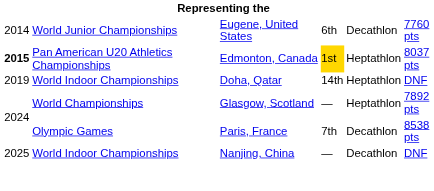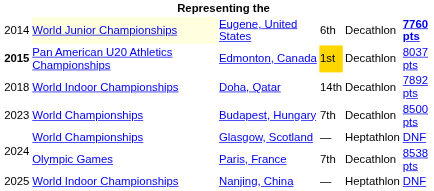(105, 30) no background -> (105, 30) lightyellow background
(417, 30) normal -> (415, 30) bold
(374, 59) Heptathlon -> (371, 59) Decathlon
(17, 81) 2019 -> (17, 87) 2018
(374, 81) Heptathlon -> (371, 87) Decathlon
(416, 81) DNF -> (415, 87) 7892 pts
+ row: (268, 115)
(417, 103) 7892 pts -> (414, 137) DNF
(372, 153) Decathlon -> (372, 181) Heptathlon
